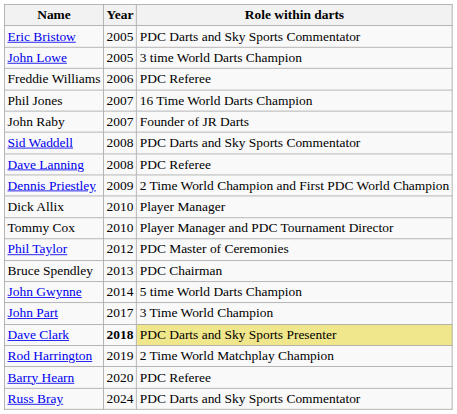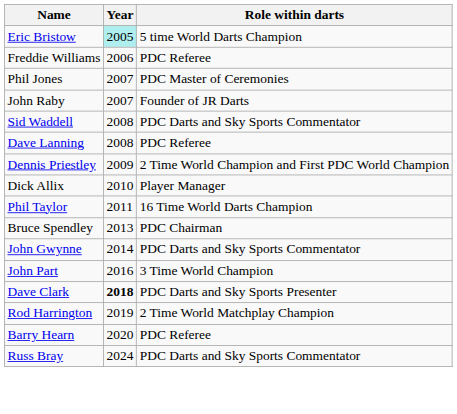(120, 36) no background -> (120, 36) paleturquoise background
(250, 36) PDC Darts and Sky Sports Commentator -> (221, 36) 5 time World Darts Champion
- row: (37, 57)
(226, 100) 16 Time World Darts Champion -> (214, 79) PDC Master of Ceremonies
- row: (41, 228)
(120, 249) 2012 -> (120, 206) 2011
(214, 249) PDC Master of Ceremonies -> (226, 206) 16 Time World Darts Champion
(221, 292) 5 time World Darts Champion -> (250, 249) PDC Darts and Sky Sports Commentator
(120, 313) 2017 -> (120, 270) 2016
(238, 334) khaki background -> (238, 292) no background
